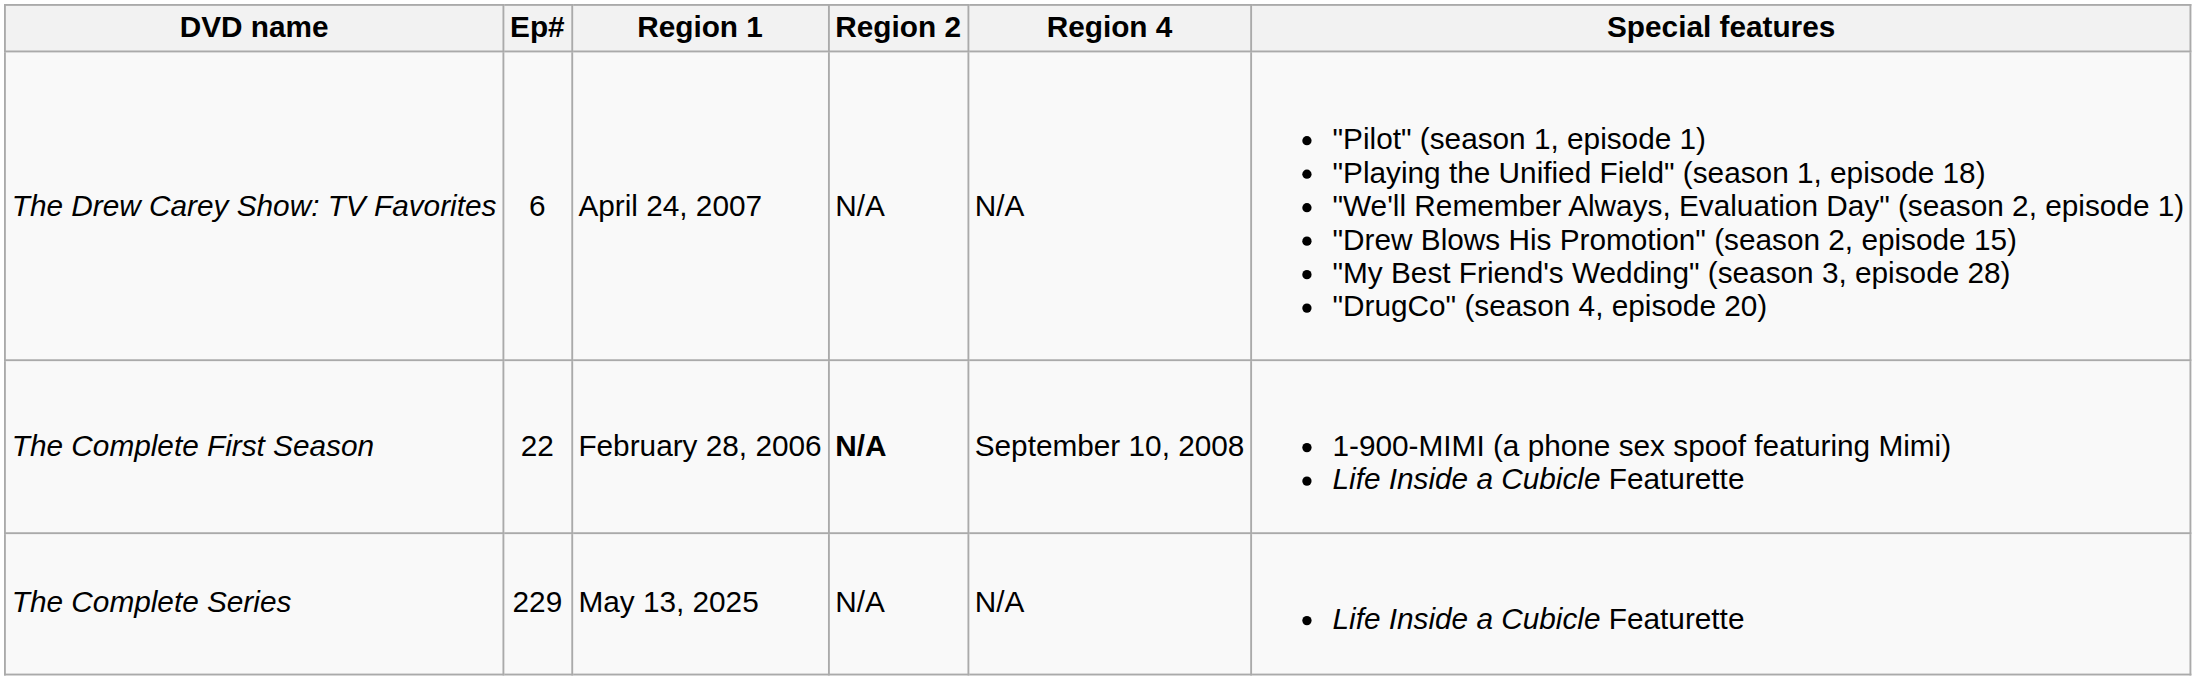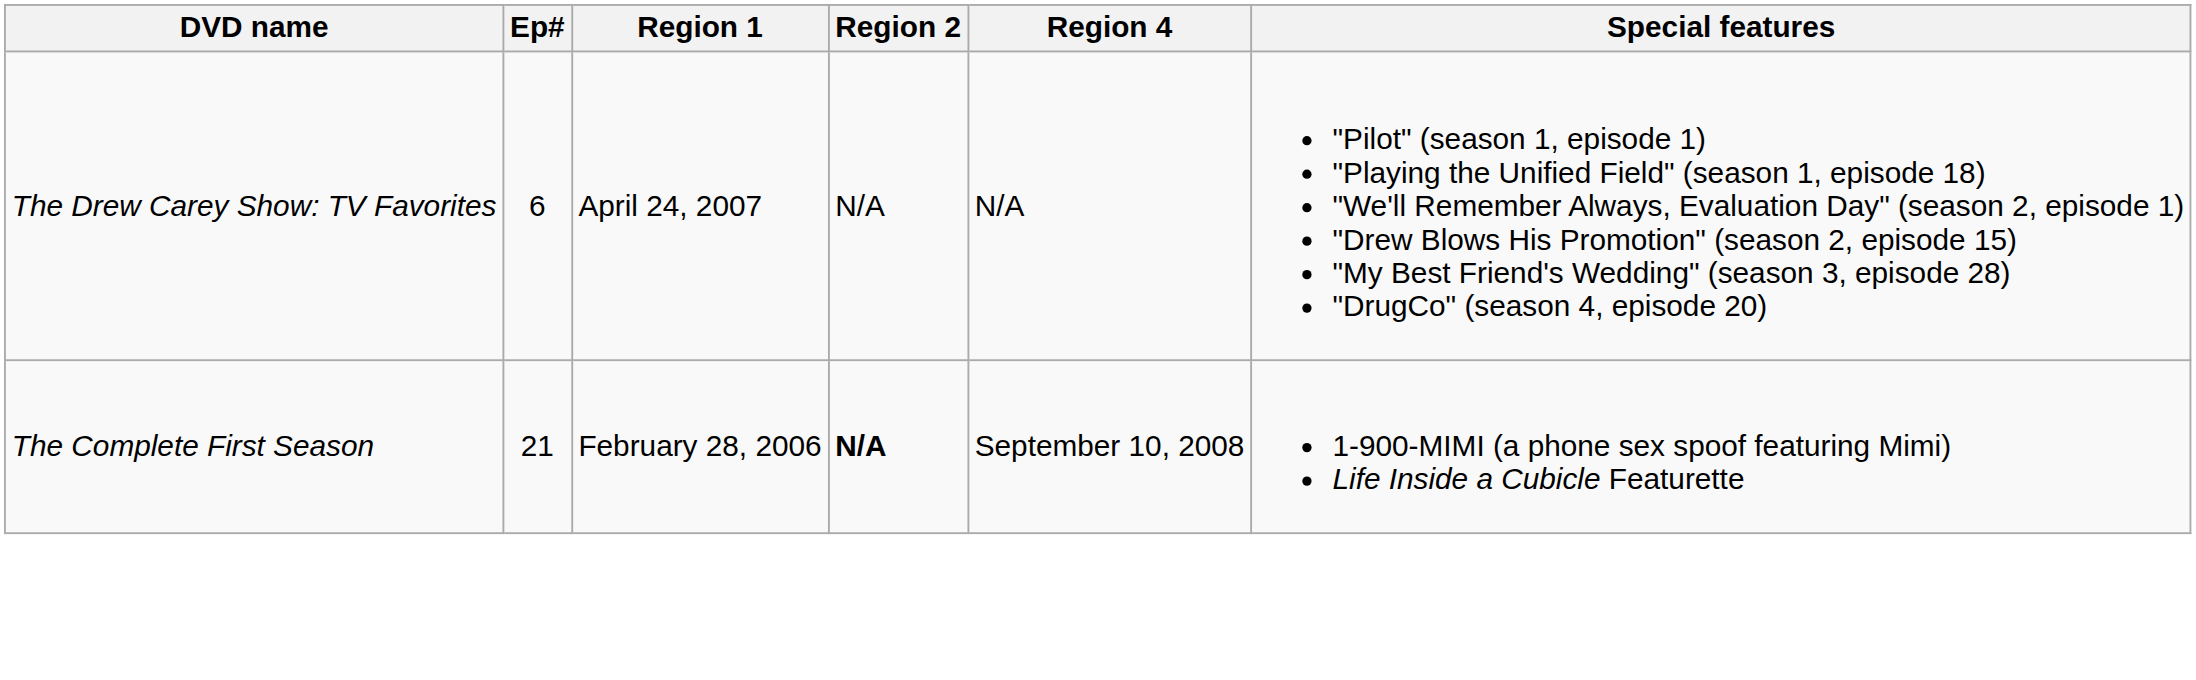(537, 446) 22 -> (537, 446) 21
- row: (152, 603)
